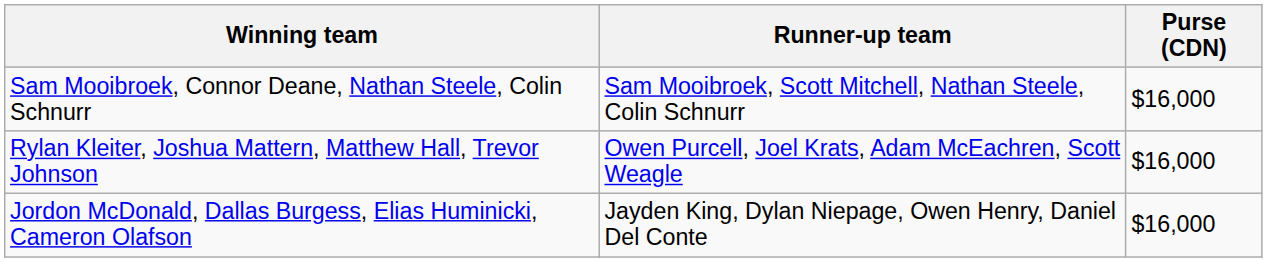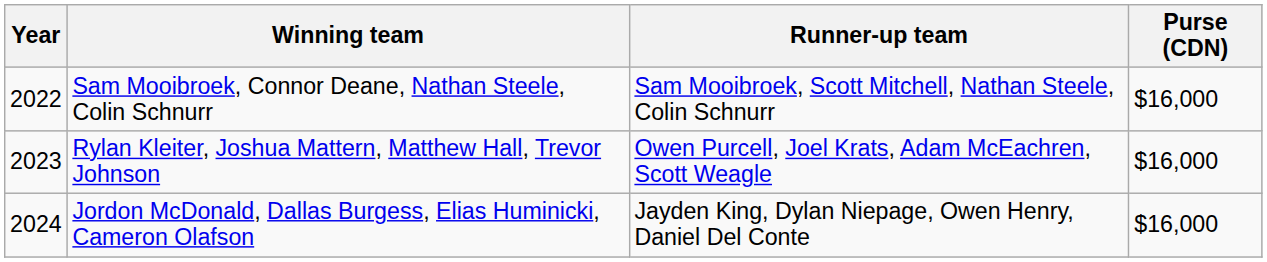+ column: (36, 35)
